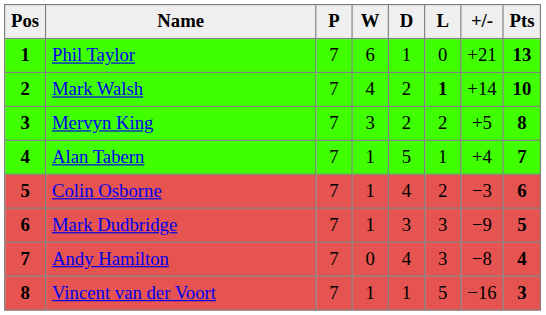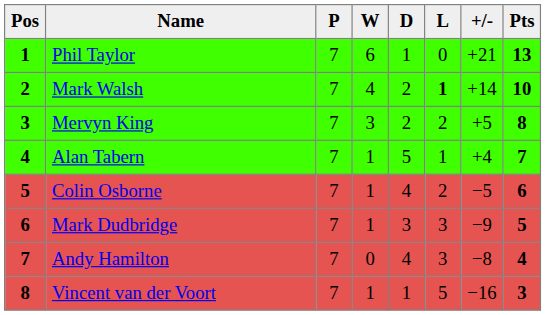(482, 191) −3 -> (482, 191) −5
